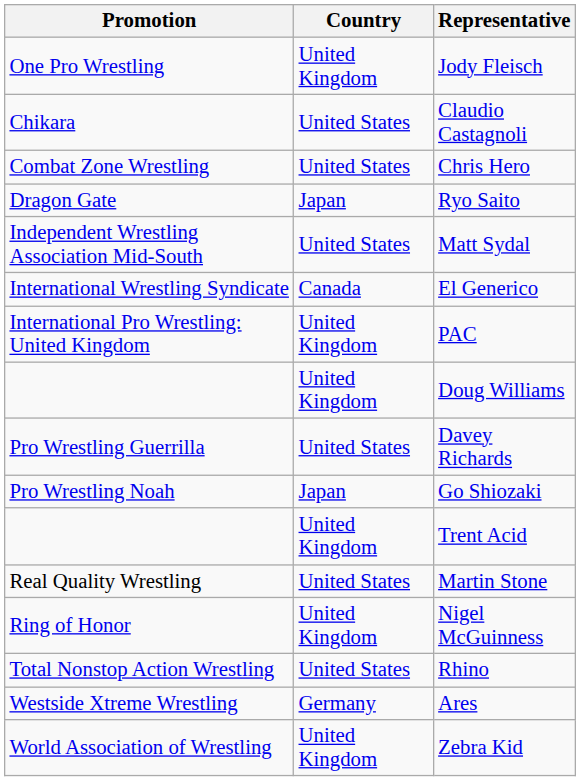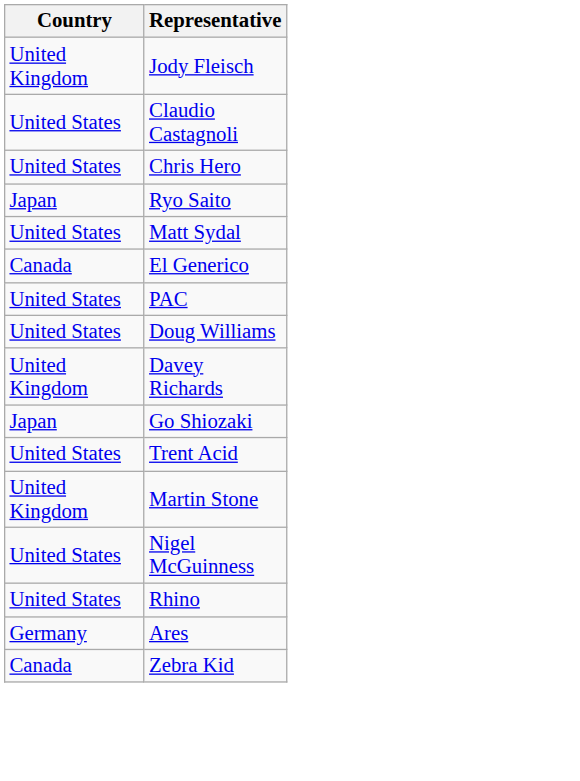- column: (149, 20)
(338, 333) United Kingdom -> (65, 298) United States
(338, 390) United Kingdom -> (65, 331) United States
(354, 446) United States -> (49, 376) United Kingdom
(338, 535) United Kingdom -> (65, 454) United States
(354, 580) United States -> (49, 498) United Kingdom
(338, 625) United Kingdom -> (65, 555) United States
(338, 747) United Kingdom -> (41, 665) Canada
